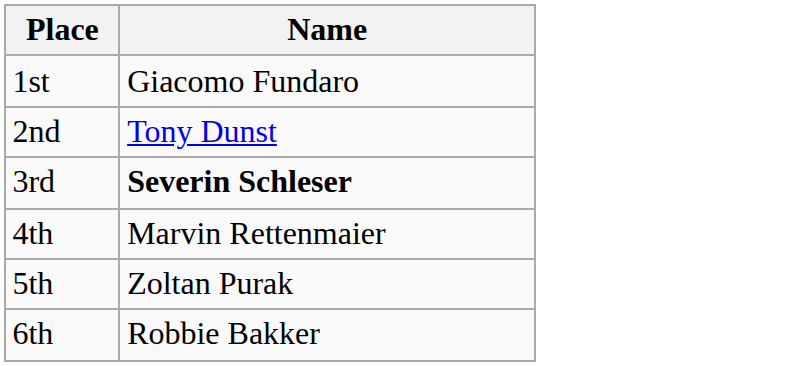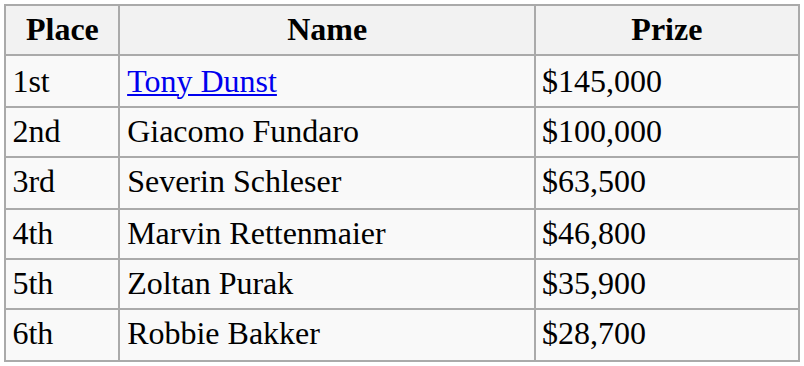+ column: (667, 29)
(243, 80) Giacomo Fundaro -> (202, 80) Tony Dunst
(202, 131) Tony Dunst -> (243, 131) Giacomo Fundaro
(240, 182) bold -> (234, 182) normal
